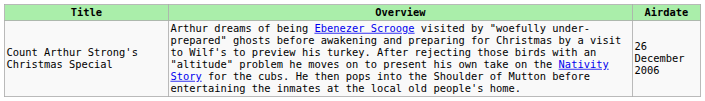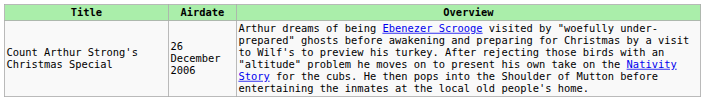columns swapped: (666, 12) <-> (400, 12)
